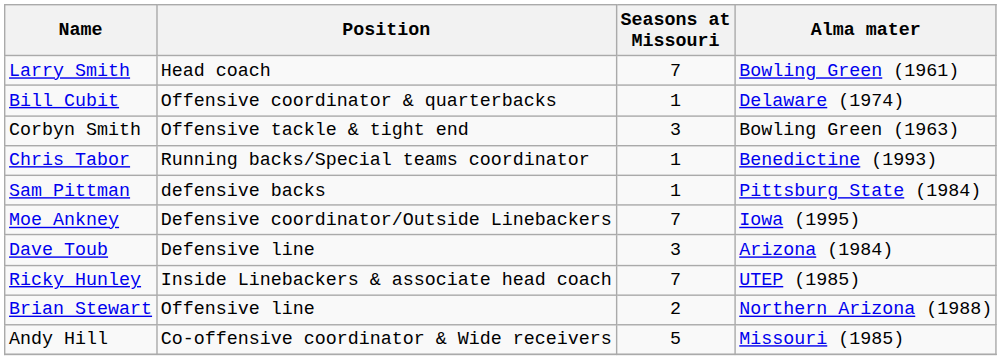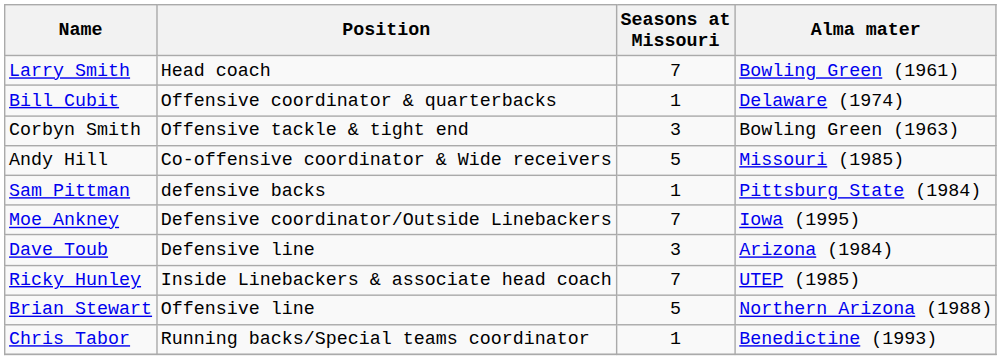rows swapped: (59, 340) <-> (70, 160)
(676, 310) 2 -> (676, 310) 5
